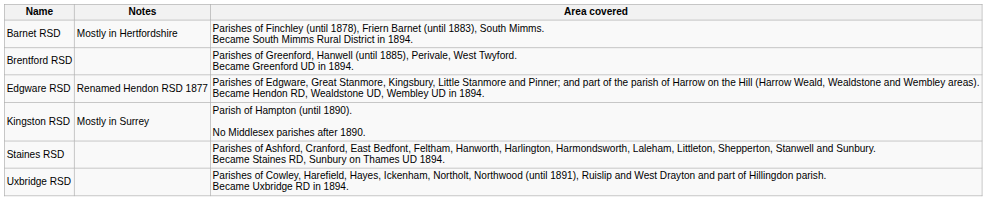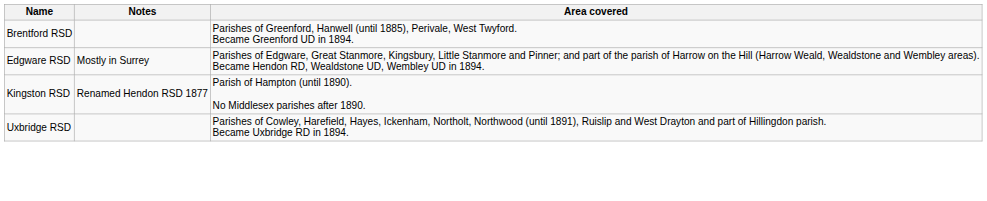- row: (34, 34)
(142, 88) Renamed Hendon RSD 1877 -> (113, 61) Mostly in Surrey
(113, 121) Mostly in Surrey -> (142, 94) Renamed Hendon RSD 1877
- row: (35, 154)
